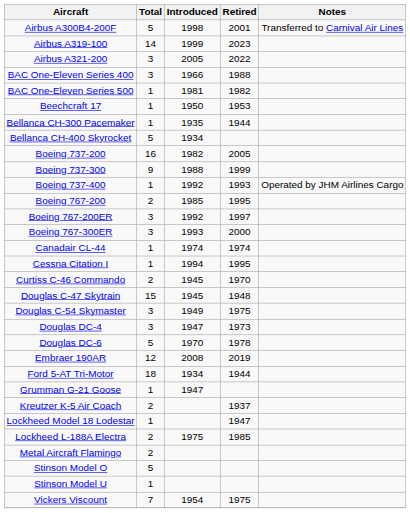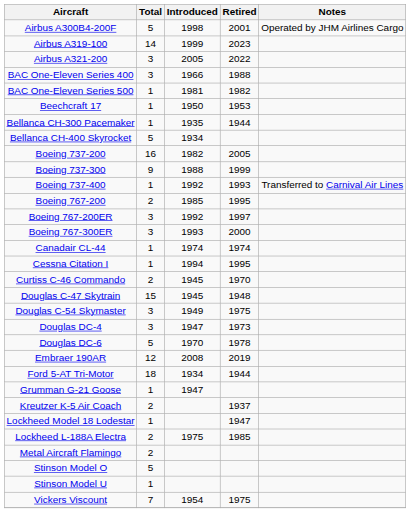(332, 28) Transferred to Carnival Air Lines -> (332, 28) Operated by JHM Airlines Cargo
(332, 185) Operated by JHM Airlines Cargo -> (332, 185) Transferred to Carnival Air Lines
